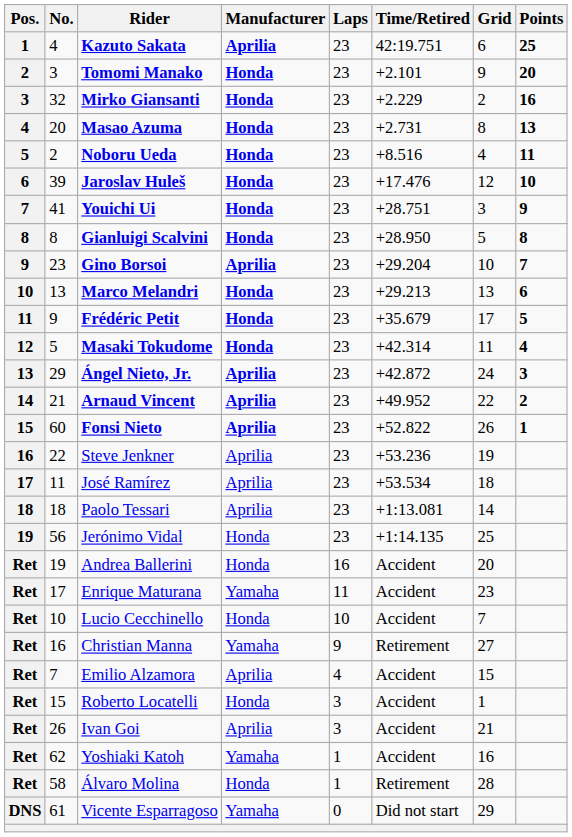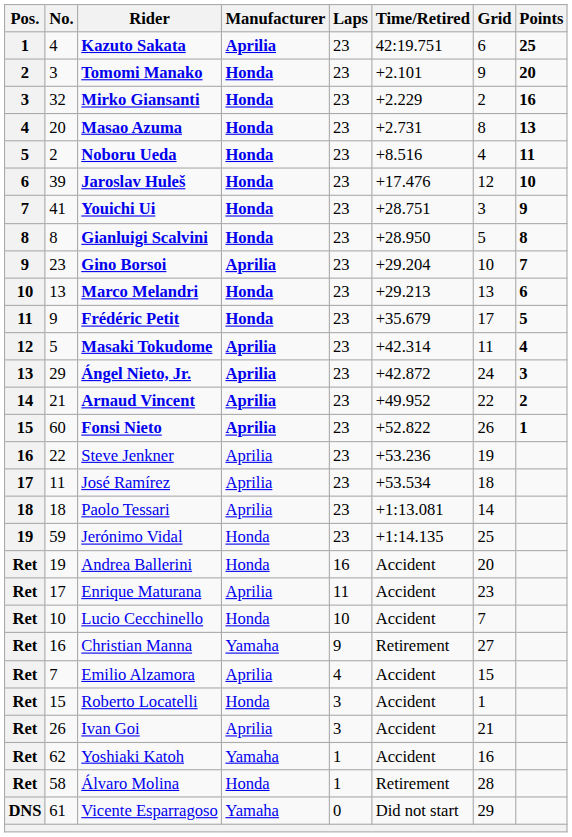(249, 346) Honda -> (251, 346) Aprilia
(57, 537) 56 -> (57, 537) 59
(252, 592) Yamaha -> (249, 592) Aprilia
